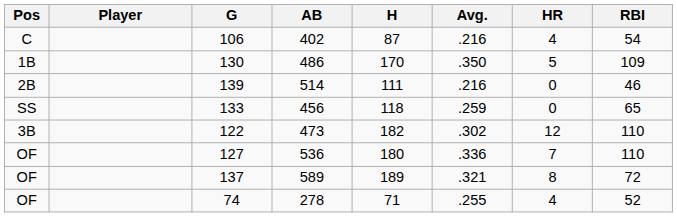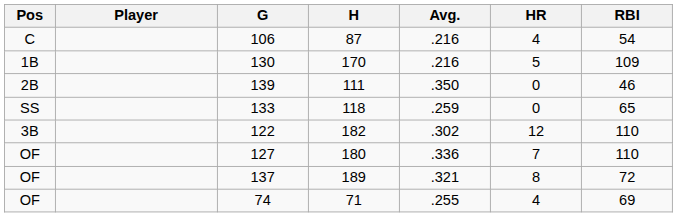- column: (312, 16)
(472, 62) .350 -> (445, 62) .216
(472, 85) .216 -> (445, 85) .350
(633, 200) 52 -> (627, 200) 69
